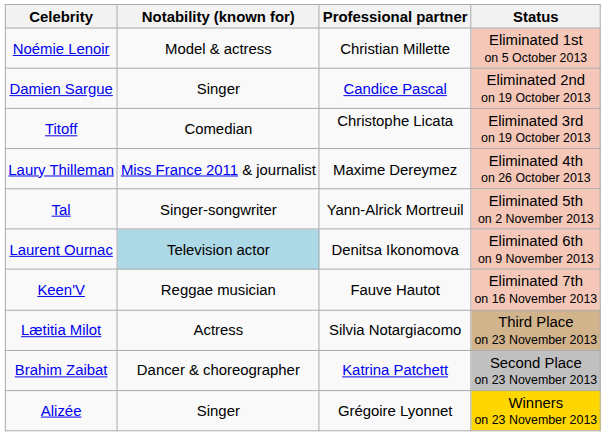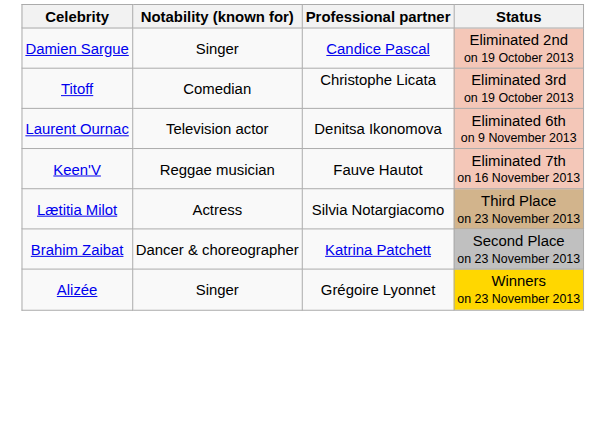- row: (61, 48)
- row: (61, 169)
- row: (61, 209)
(218, 249) lightblue background -> (217, 129) no background
